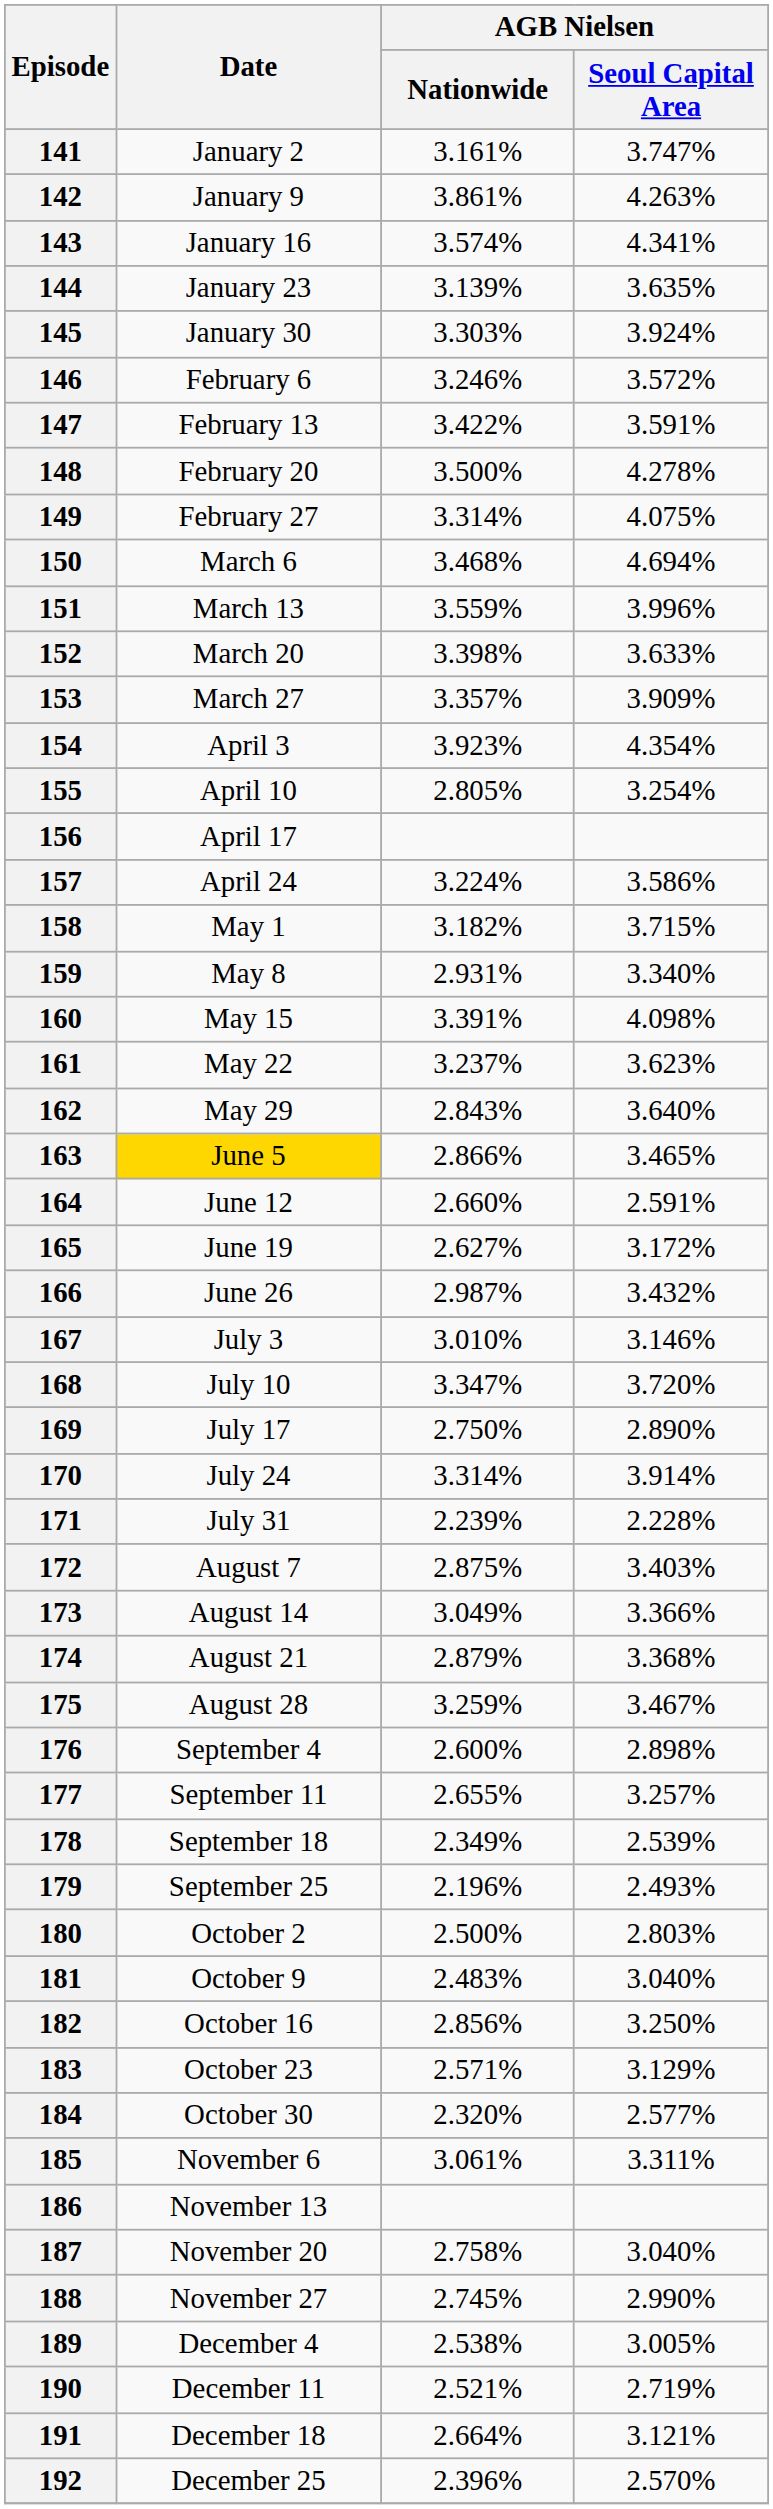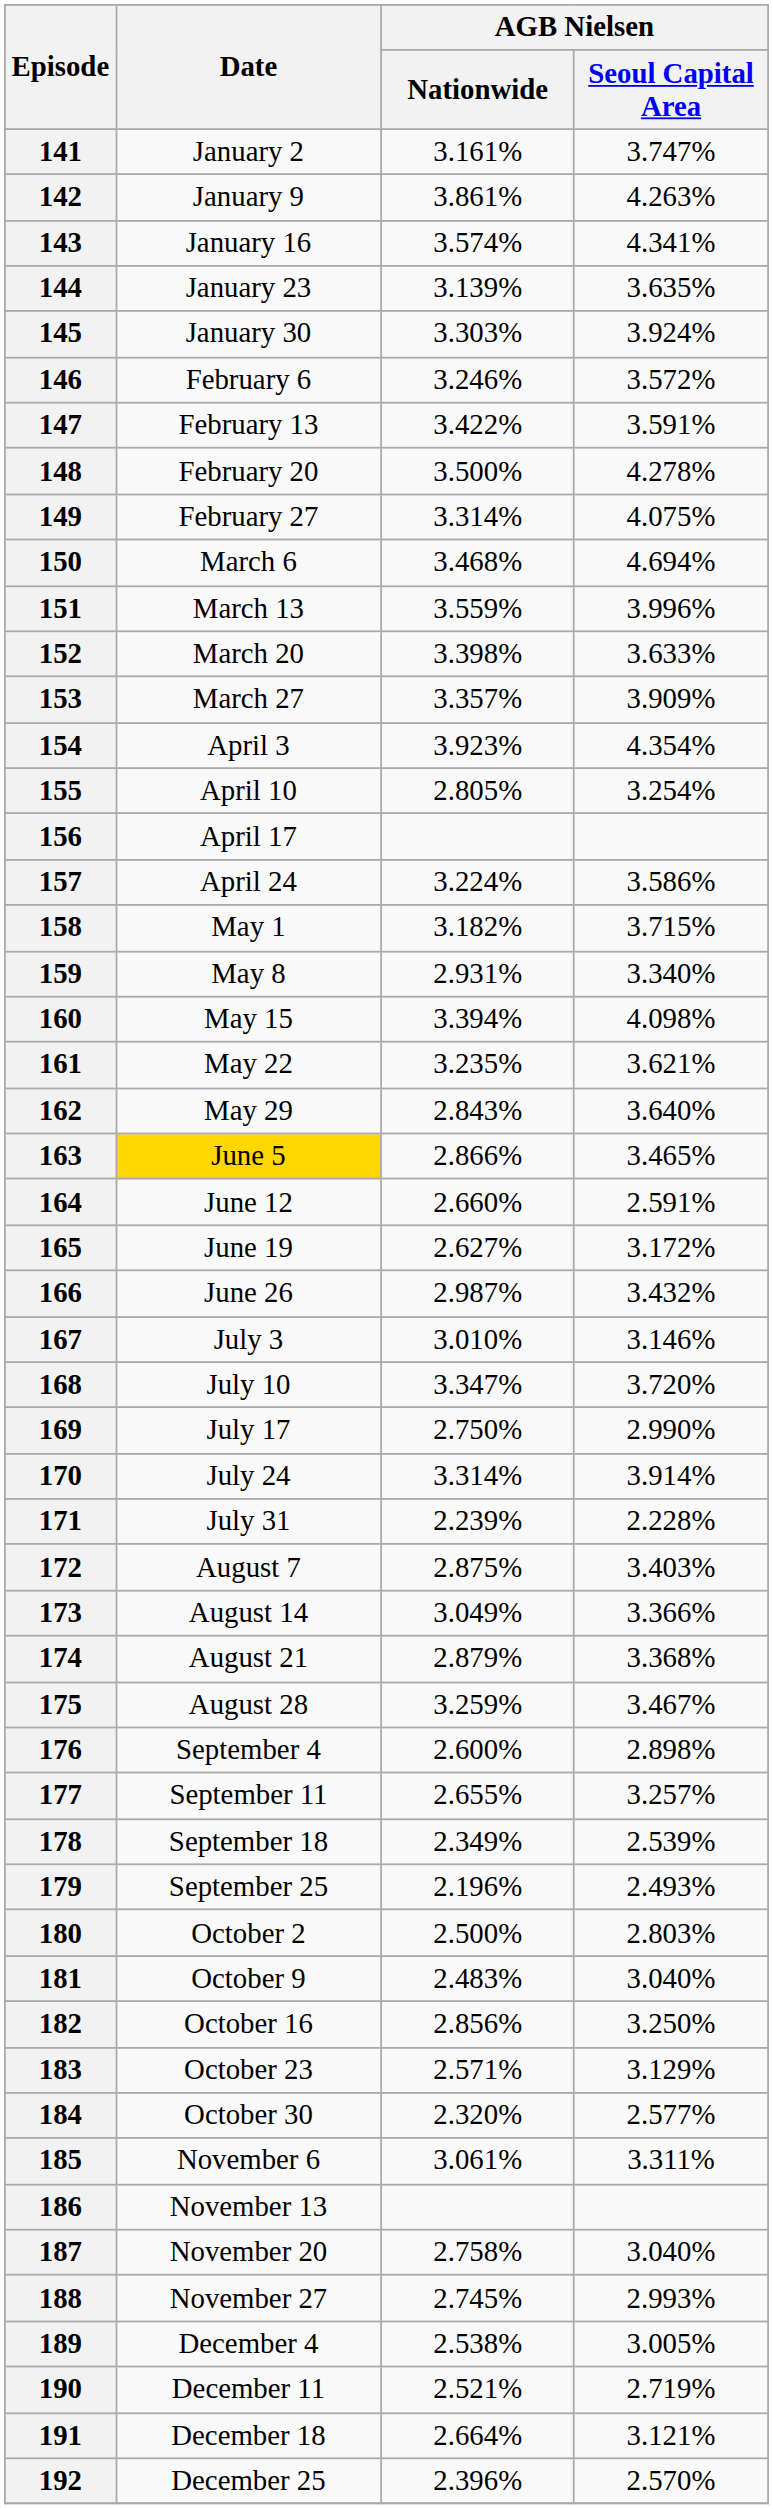(478, 1018) 3.391% -> (478, 1018) 3.394%
(478, 1064) 3.237% -> (478, 1064) 3.235%
(671, 1064) 3.623% -> (671, 1064) 3.621%
(671, 1429) 2.890% -> (671, 1429) 2.990%
(671, 2297) 2.990% -> (671, 2297) 2.993%
